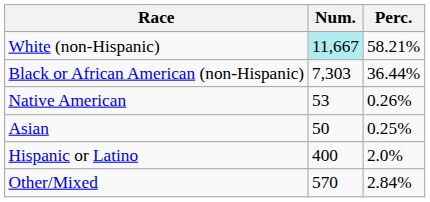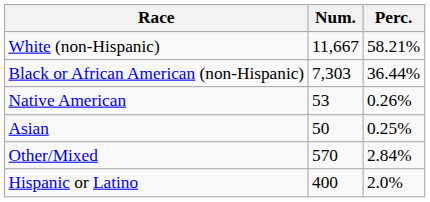(336, 45) paleturquoise background -> (336, 45) no background
rows swapped: (53, 182) <-> (73, 155)
